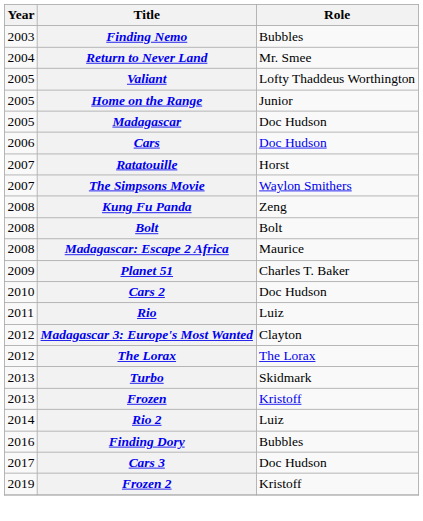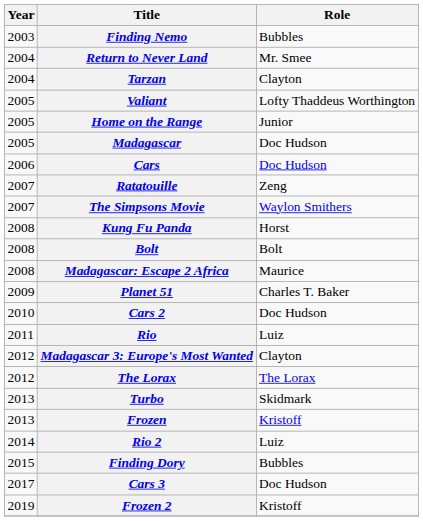+ row: (147, 79)
(274, 164) Horst -> (273, 185) Zeng
(273, 206) Zeng -> (274, 228) Horst
(21, 441) 2016 -> (21, 462) 2015
